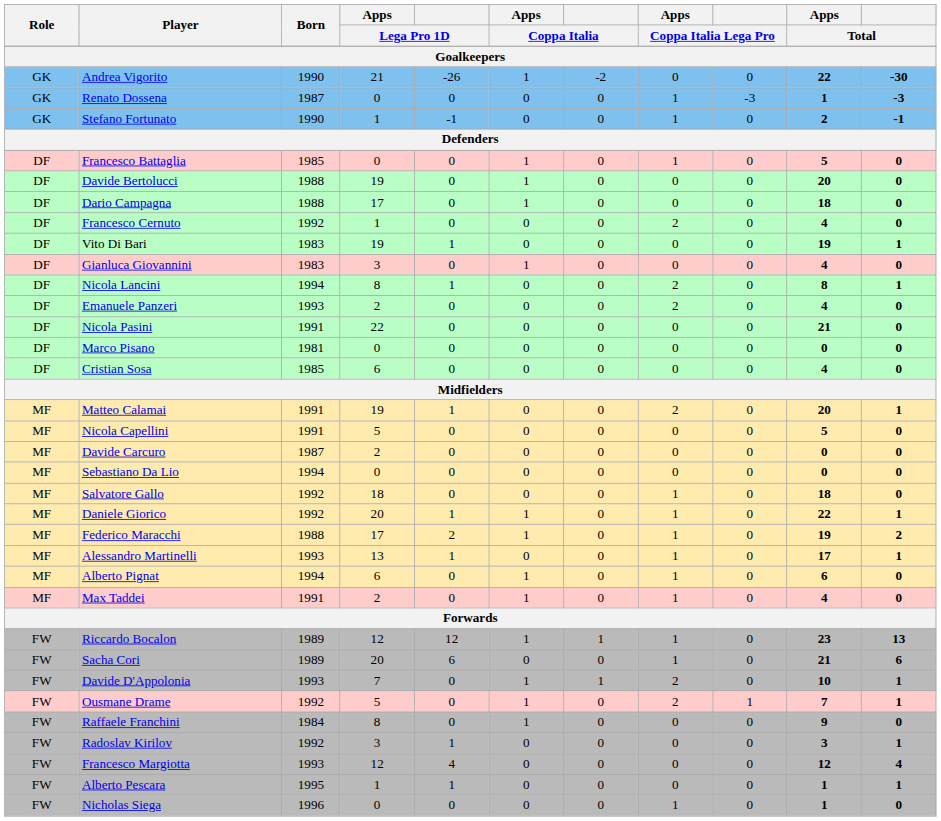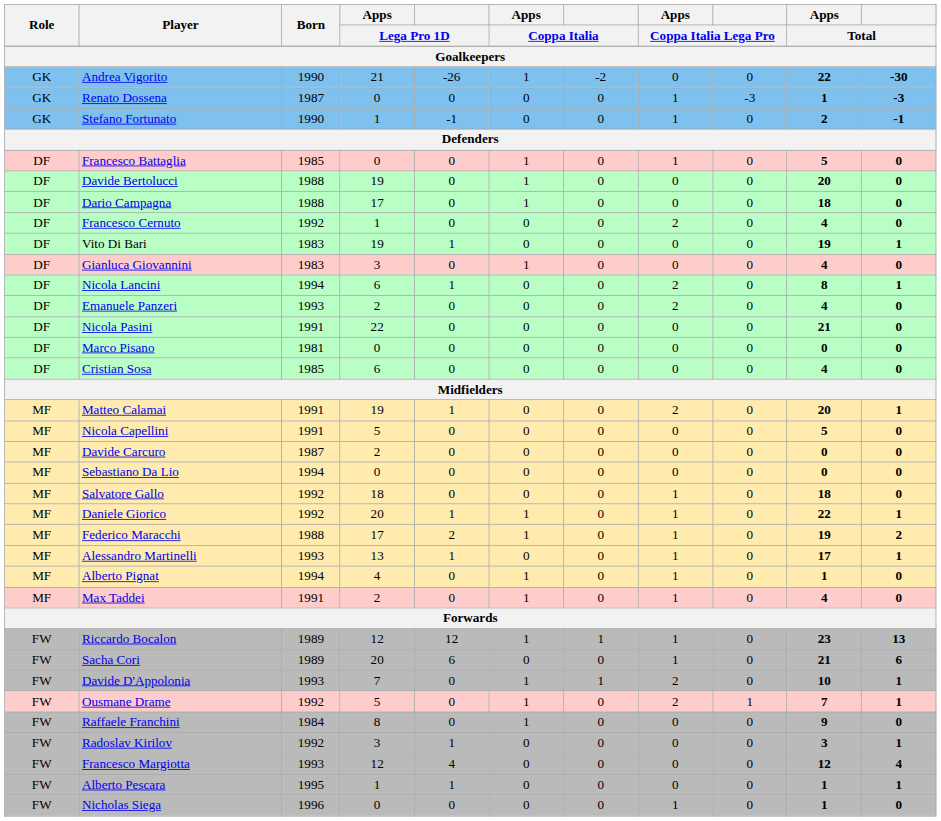(377, 285) 8 -> (377, 285) 6
(377, 576) 6 -> (377, 576) 4
(824, 576) 6 -> (824, 576) 1
